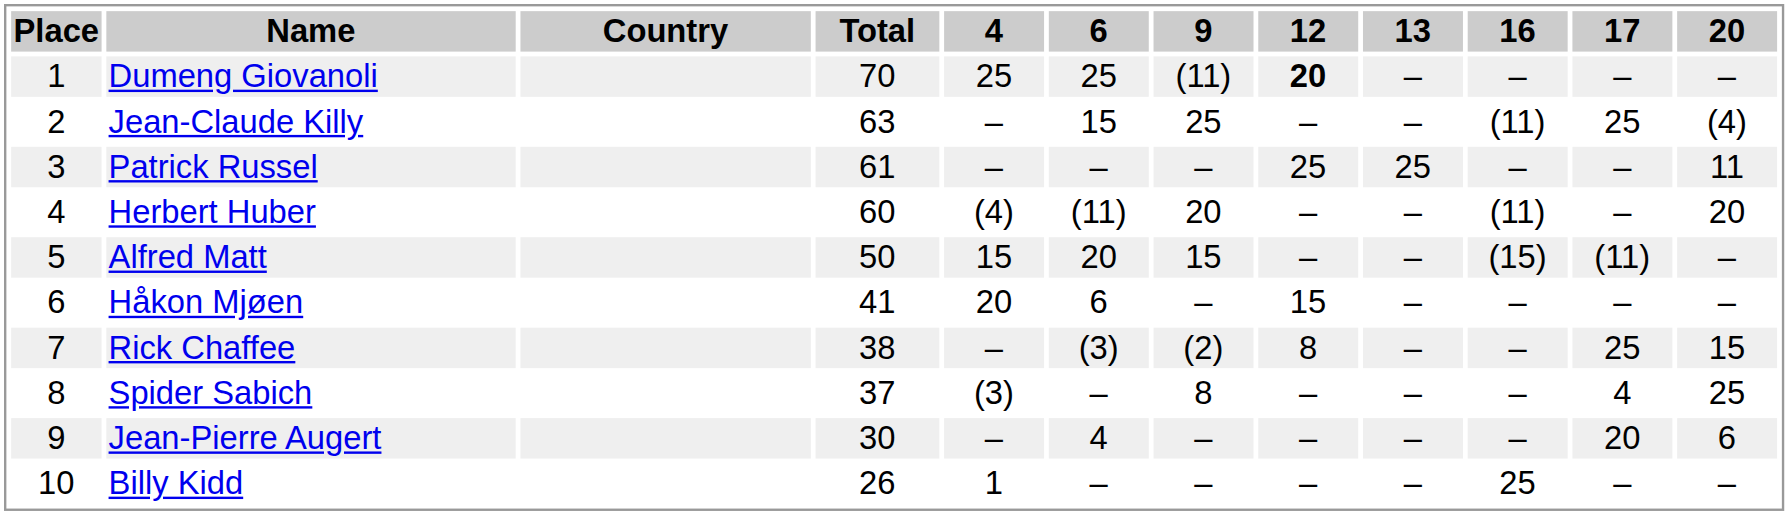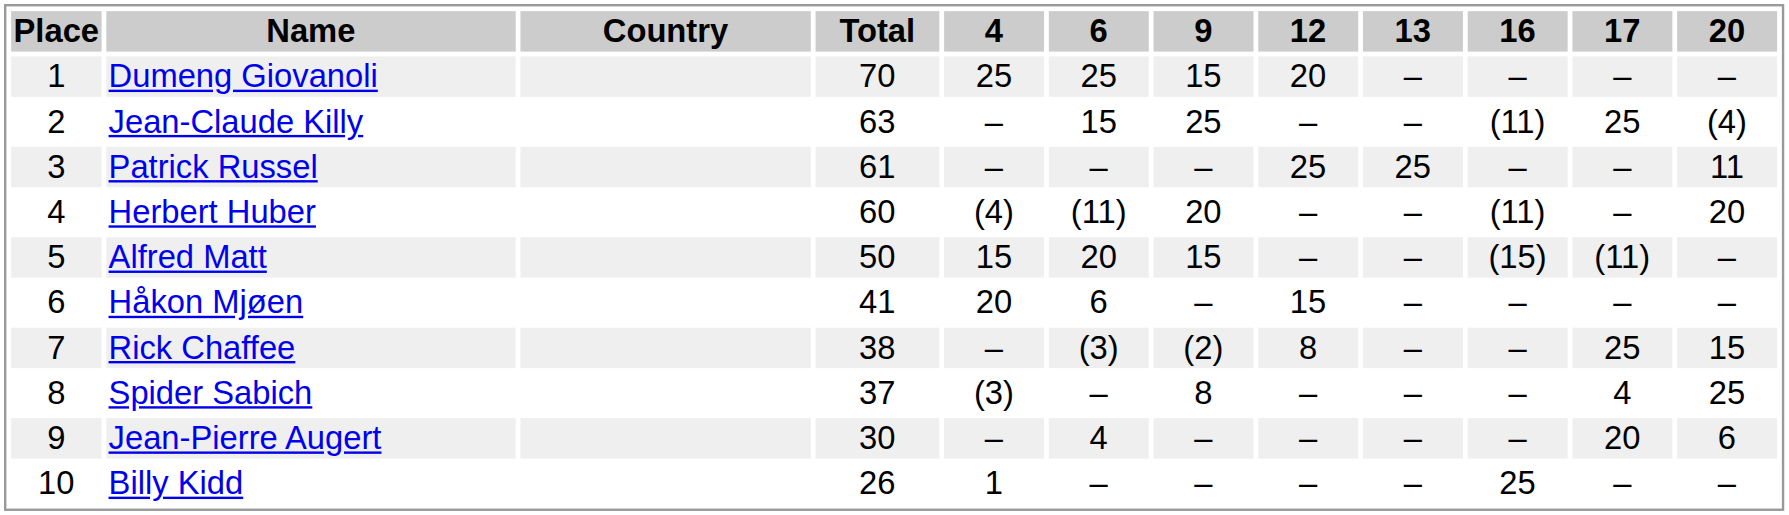(1203, 77) (11) -> (1203, 77) 15
(1308, 77) bold -> (1308, 77) normal
